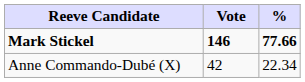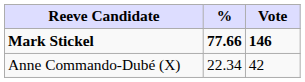columns swapped: (231, 16) <-> (279, 16)
